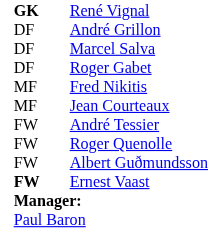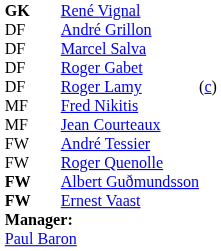+ row: (101, 86)
(26, 162) normal -> (18, 181) bold
